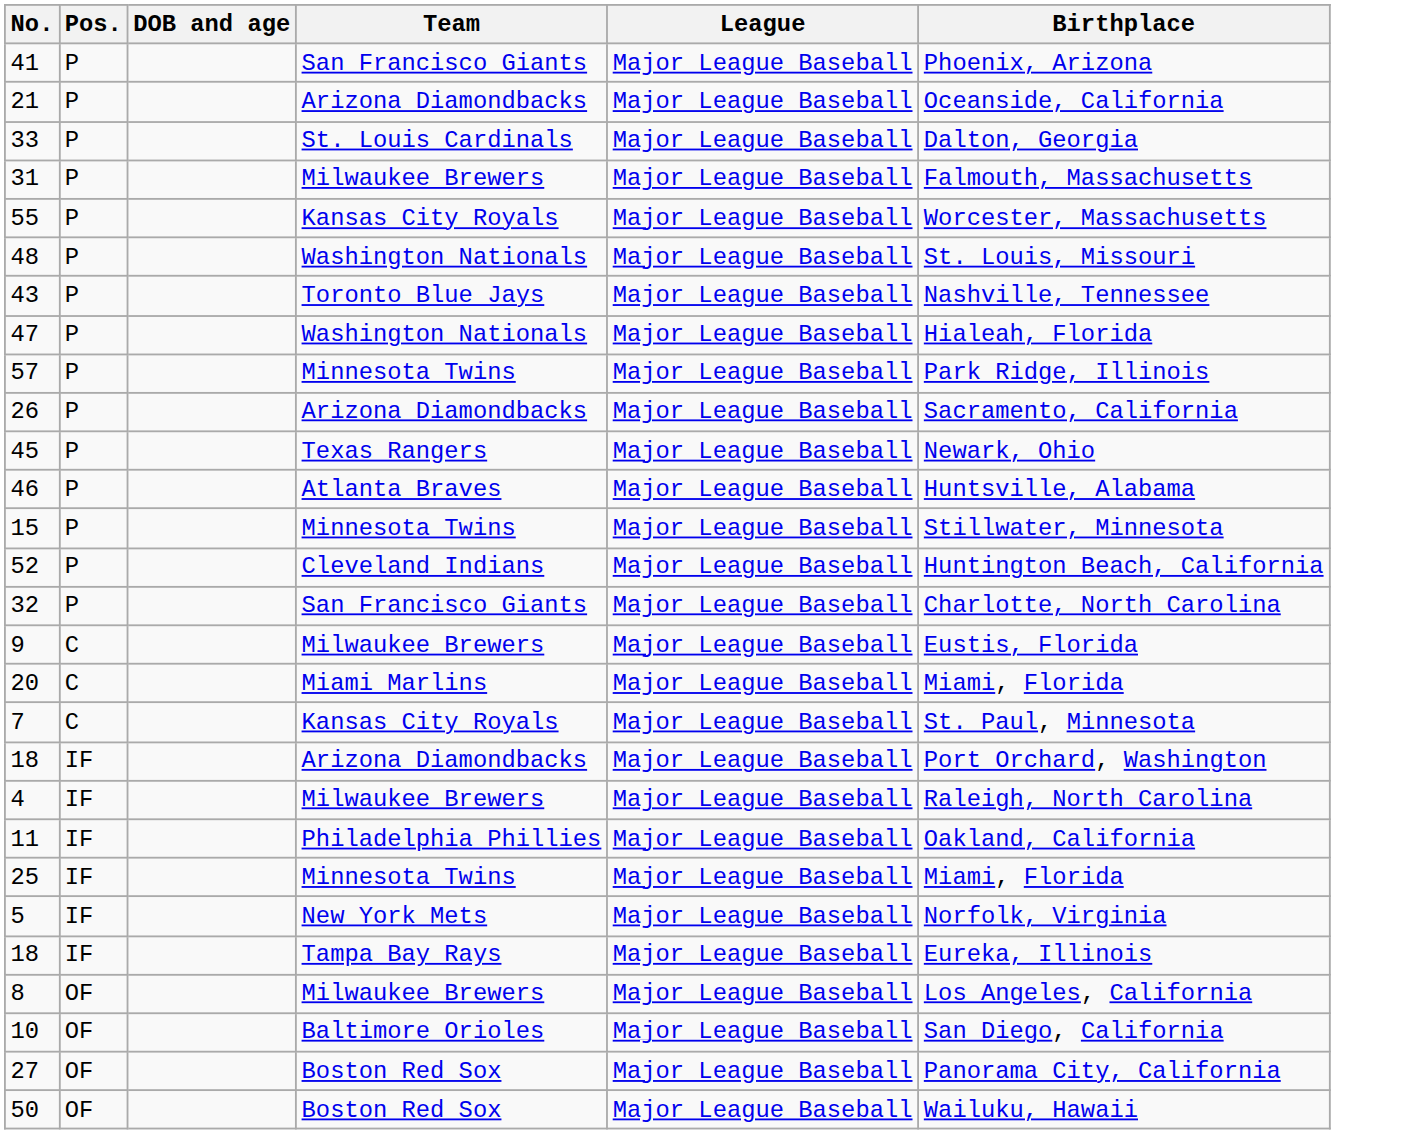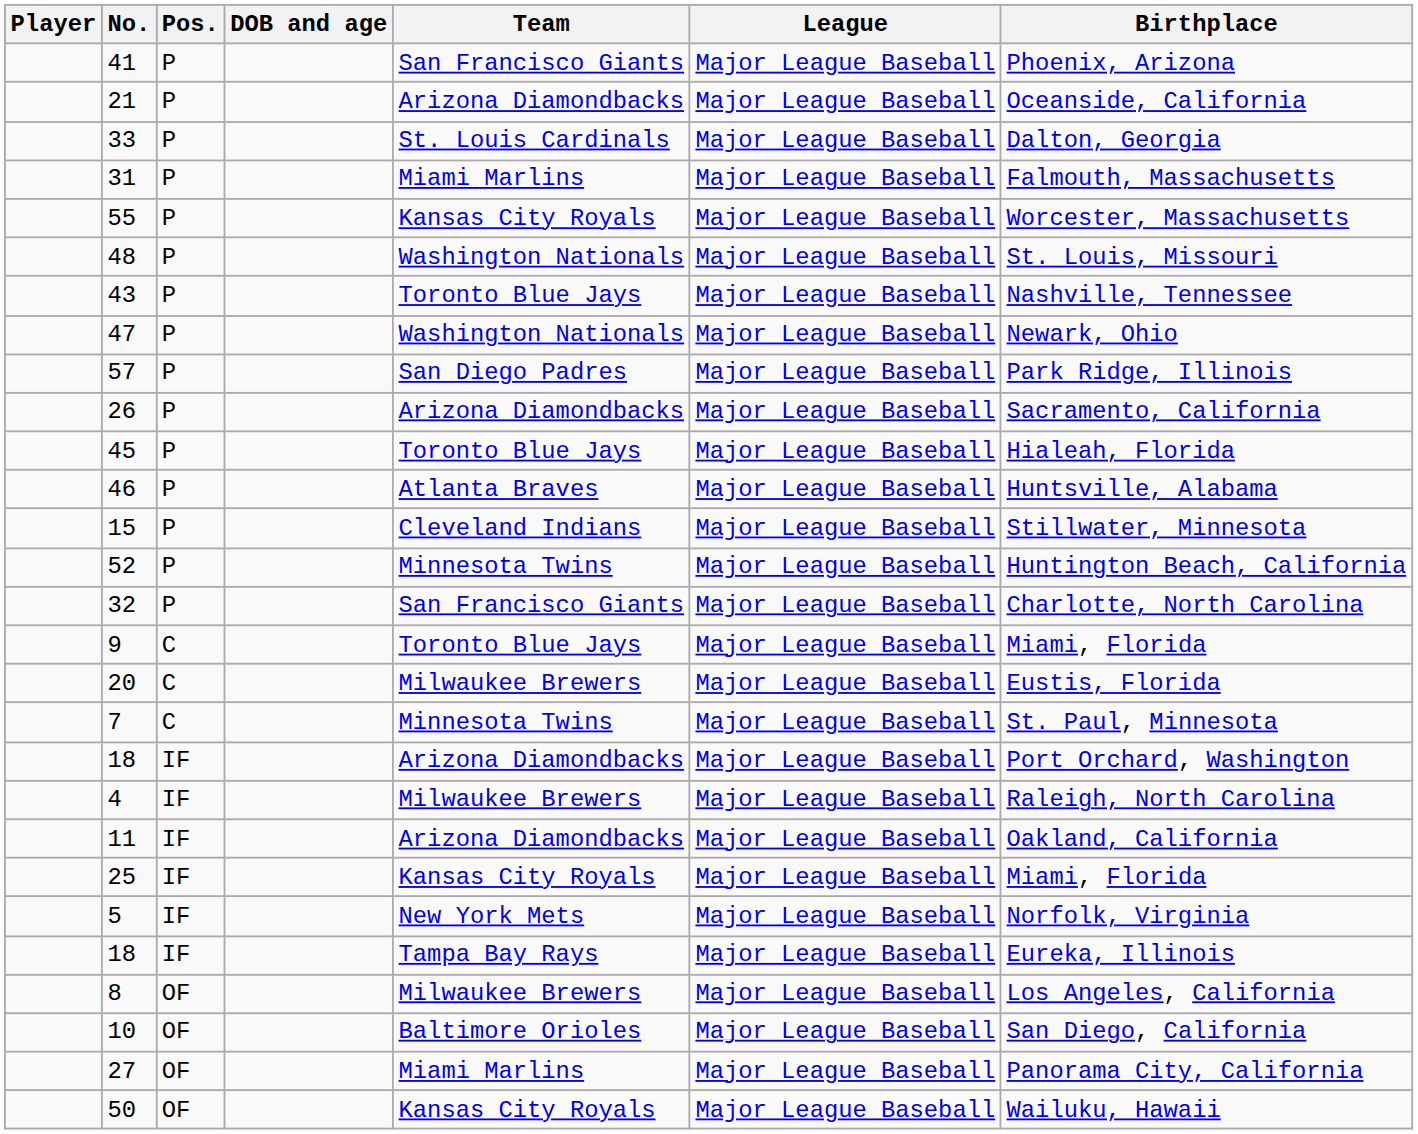+ column: (53, 24)
(423, 179) Milwaukee Brewers -> (491, 179) Miami Marlins
(1038, 334) Hialeah, Florida -> (1092, 334) Newark, Ohio
(409, 373) Minnesota Twins -> (513, 373) San Diego Padres
(394, 451) Texas Rangers -> (520, 451) Toronto Blue Jays
(1009, 451) Newark, Ohio -> (1121, 451) Hialeah, Florida
(409, 528) Minnesota Twins -> (520, 528) Cleveland Indians
(423, 567) Cleveland Indians -> (506, 567) Minnesota Twins
(423, 645) Milwaukee Brewers -> (520, 645) Toronto Blue Jays
(1031, 645) Eustis, Florida -> (1107, 645) Miami, Florida
(394, 683) Miami Marlins -> (520, 683) Milwaukee Brewers
(1024, 683) Miami, Florida -> (1114, 683) Eustis, Florida
(430, 722) Kansas City Royals -> (506, 722) Minnesota Twins
(451, 839) Philadelphia Phillies -> (541, 839) Arizona Diamondbacks
(409, 877) Minnesota Twins -> (527, 877) Kansas City Royals
(402, 1071) Boston Red Sox -> (491, 1071) Miami Marlins
(402, 1110) Boston Red Sox -> (527, 1110) Kansas City Royals
